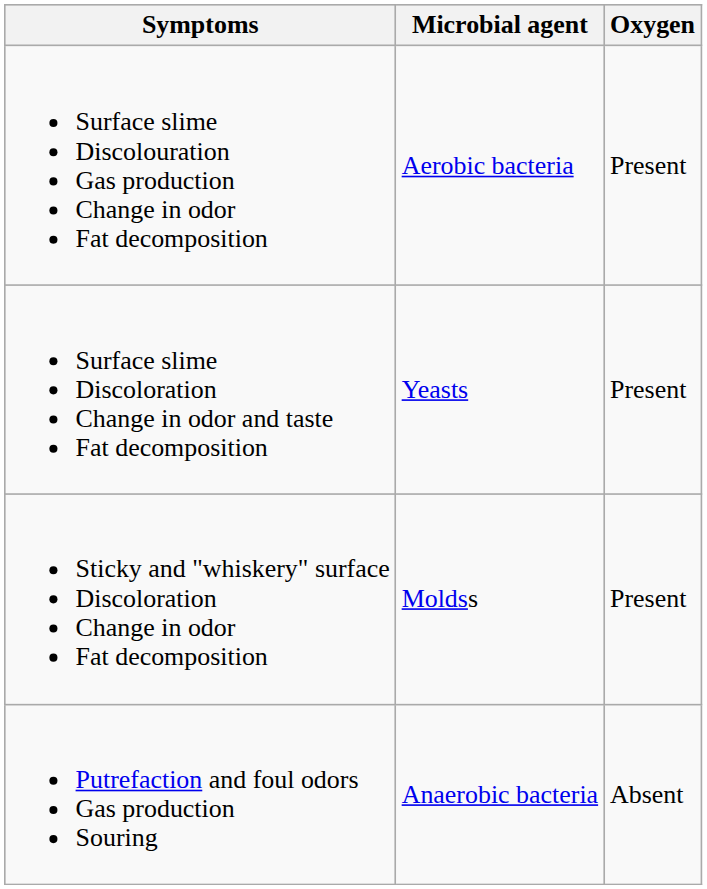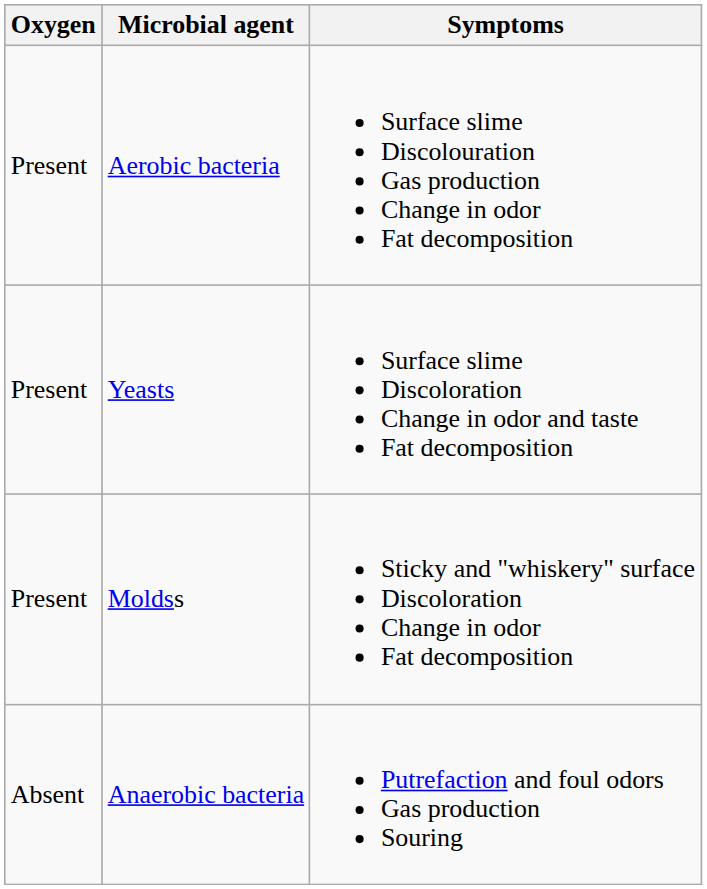columns swapped: (653, 25) <-> (200, 25)
